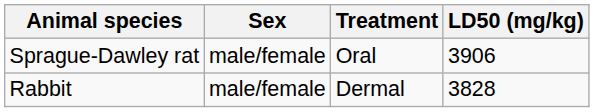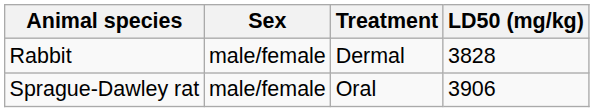rows swapped: (104, 55) <-> (41, 89)
